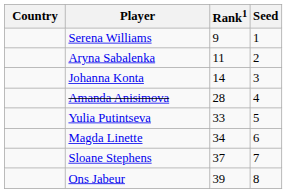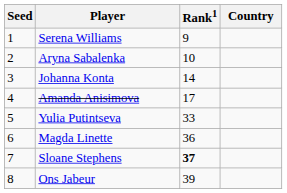columns swapped: (35, 16) <-> (266, 16)
(219, 58) 11 -> (189, 58) 10
(219, 98) 28 -> (189, 98) 17
(219, 138) 34 -> (189, 138) 36
(219, 158) normal -> (189, 158) bold
